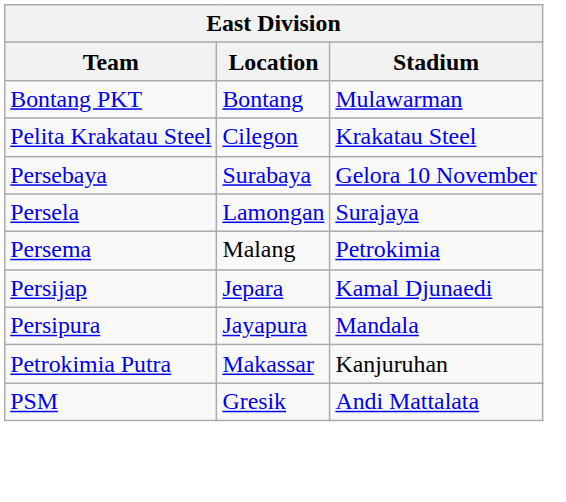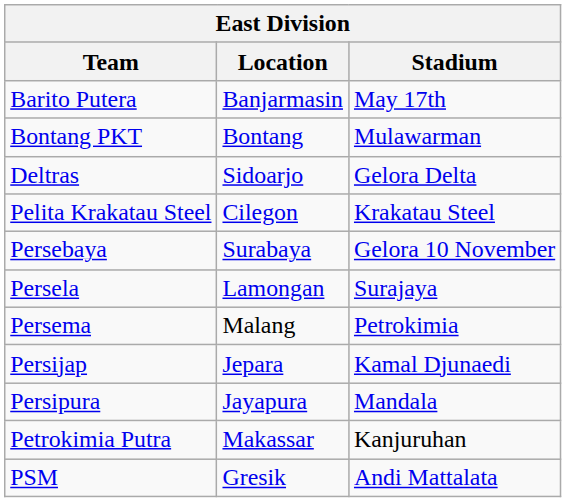+ row: (73, 99)
+ row: (45, 174)
